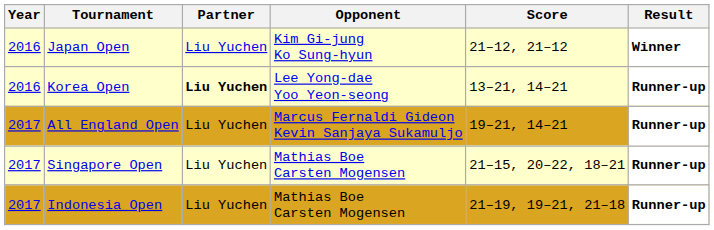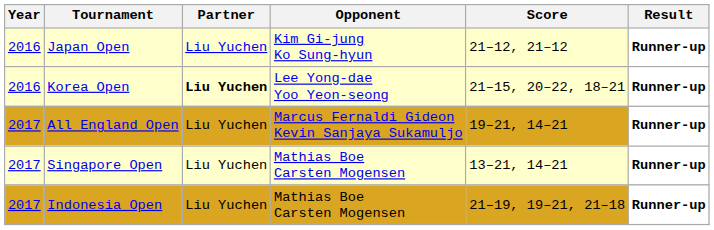(656, 47) Winner -> (669, 47) Runner-up
(519, 86) 13–21, 14–21 -> (547, 86) 21–15, 20–22, 18–21
(547, 165) 21–15, 20–22, 18–21 -> (519, 165) 13–21, 14–21
